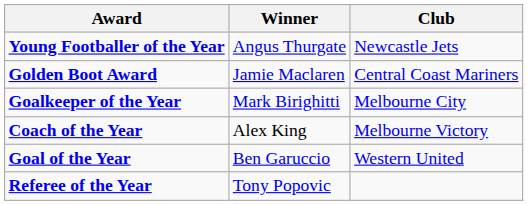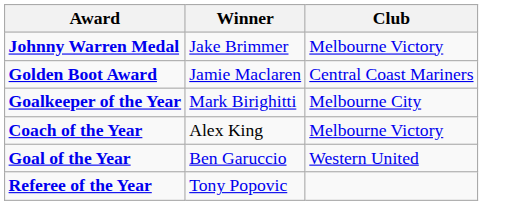+ row: (94, 46)
- row: (117, 46)
